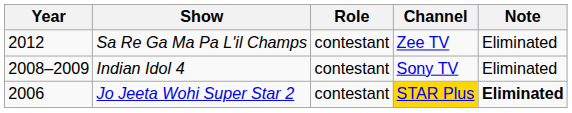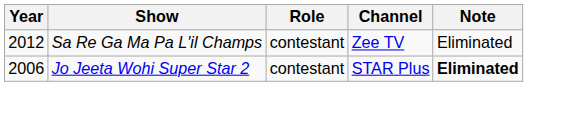- row: (141, 68)
(436, 94) gold background -> (391, 68) no background
